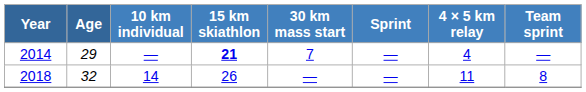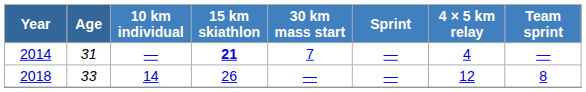(89, 54) 29 -> (89, 54) 31
(89, 76) 32 -> (89, 76) 33
(467, 76) 11 -> (467, 76) 12
